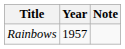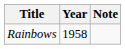(75, 34) 1957 -> (75, 34) 1958
